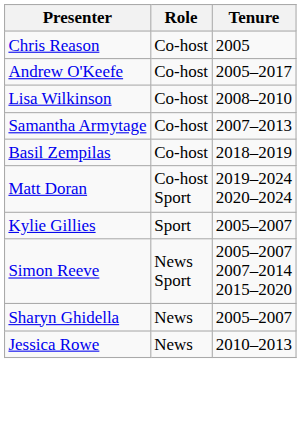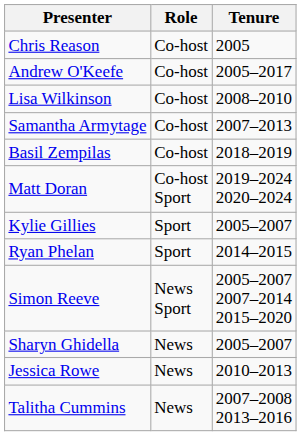+ row: (51, 252)
+ row: (67, 407)
